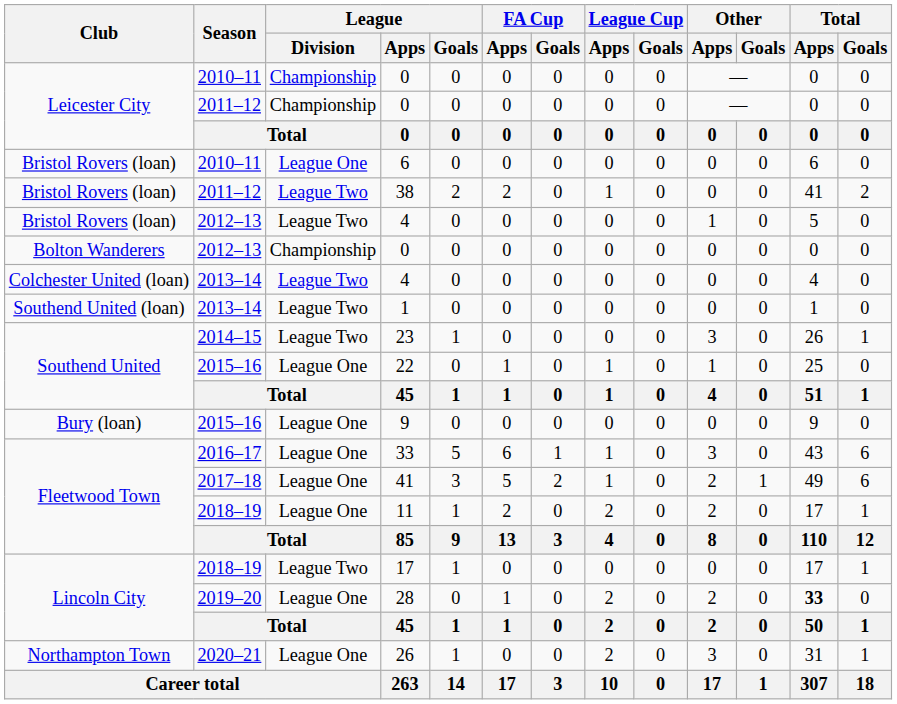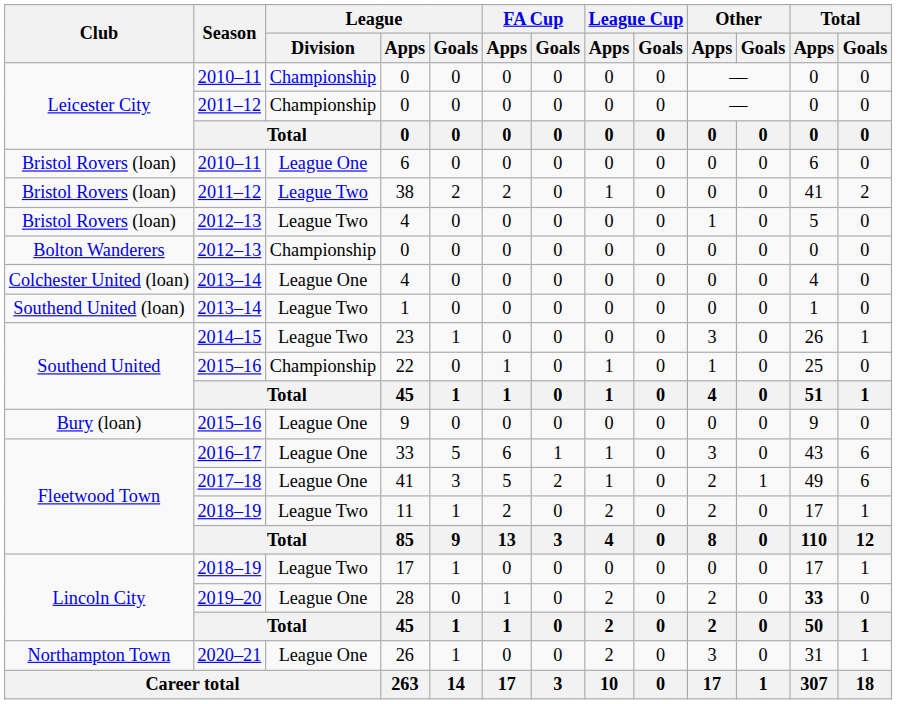(323, 279) League Two -> (323, 279) League One
(323, 366) League One -> (323, 366) Championship
(323, 510) League One -> (323, 510) League Two
